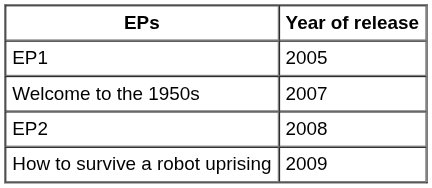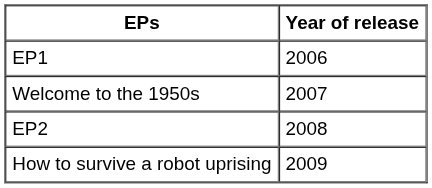(307, 58) 2005 -> (307, 58) 2006
